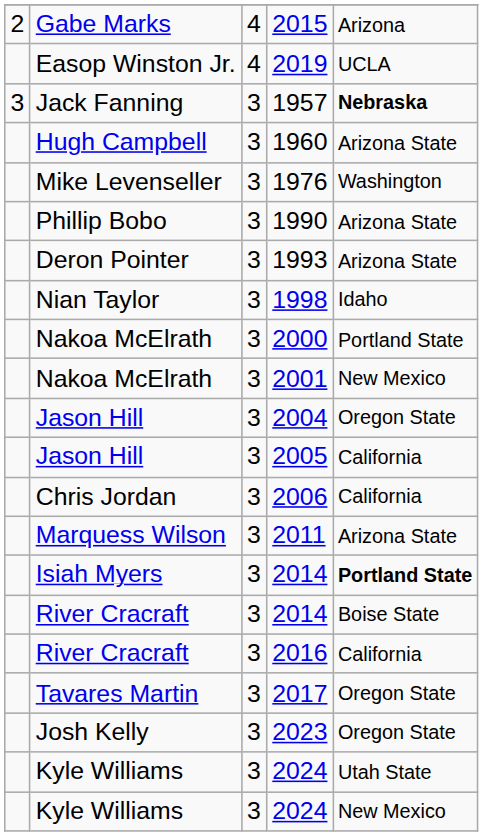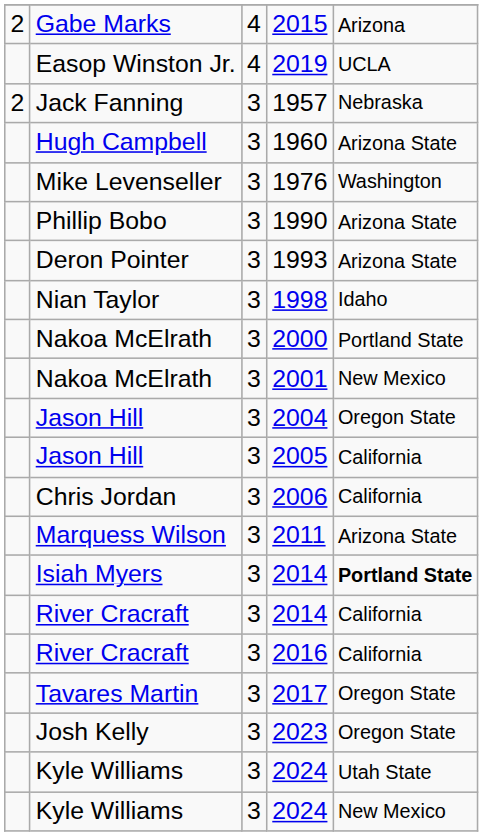(17, 102) 3 -> (17, 102) 2
(383, 103) bold -> (380, 103) normal
(389, 614) Boise State -> (380, 614) California
